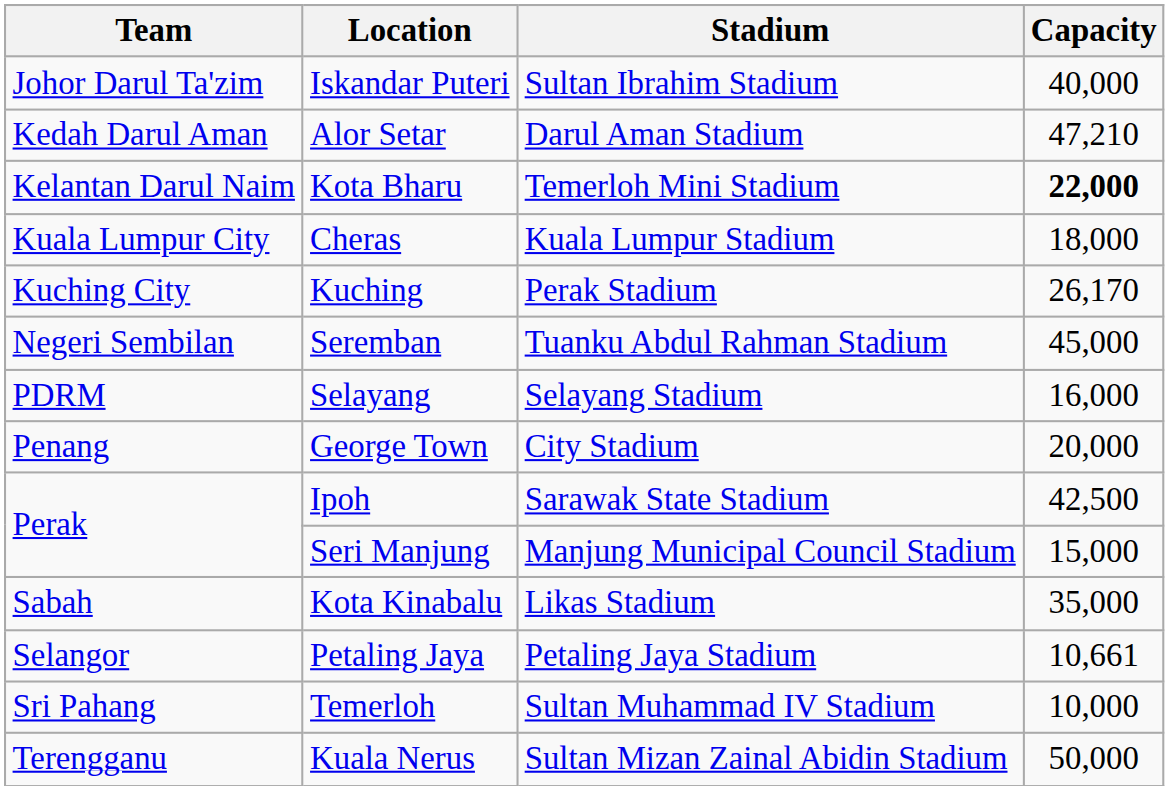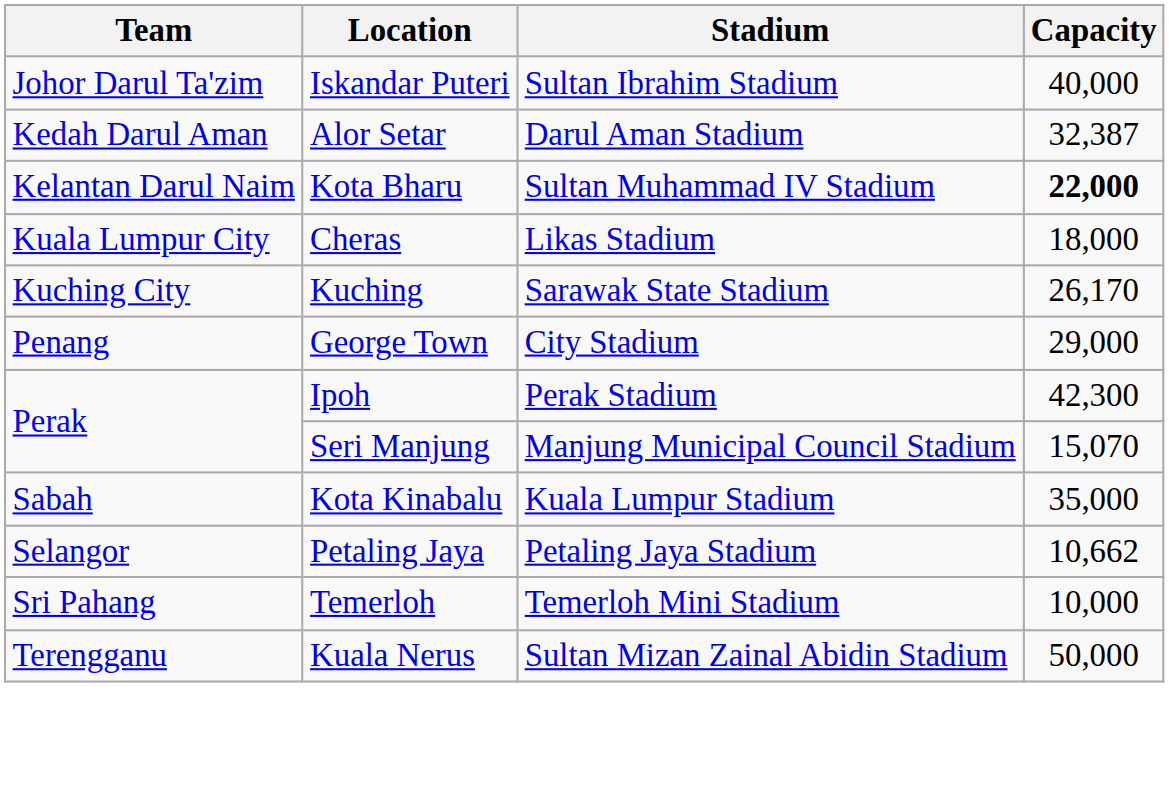(1094, 134) 47,210 -> (1094, 134) 32,387
(682, 186) Temerloh Mini Stadium -> (730, 186) Sultan Muhammad IV Stadium
(680, 238) Kuala Lumpur Stadium -> (620, 238) Likas Stadium
(621, 290) Perak Stadium -> (677, 290) Sarawak State Stadium
- row: (376, 342)
- row: (370, 394)
(1094, 446) 20,000 -> (1094, 342) 29,000
(677, 498) Sarawak State Stadium -> (621, 394) Perak Stadium
(1094, 498) 42,500 -> (1094, 394) 42,300
(1094, 550) 15,000 -> (1094, 446) 15,070
(620, 602) Likas Stadium -> (680, 498) Kuala Lumpur Stadium
(1094, 654) 10,661 -> (1094, 550) 10,662
(730, 706) Sultan Muhammad IV Stadium -> (682, 602) Temerloh Mini Stadium
